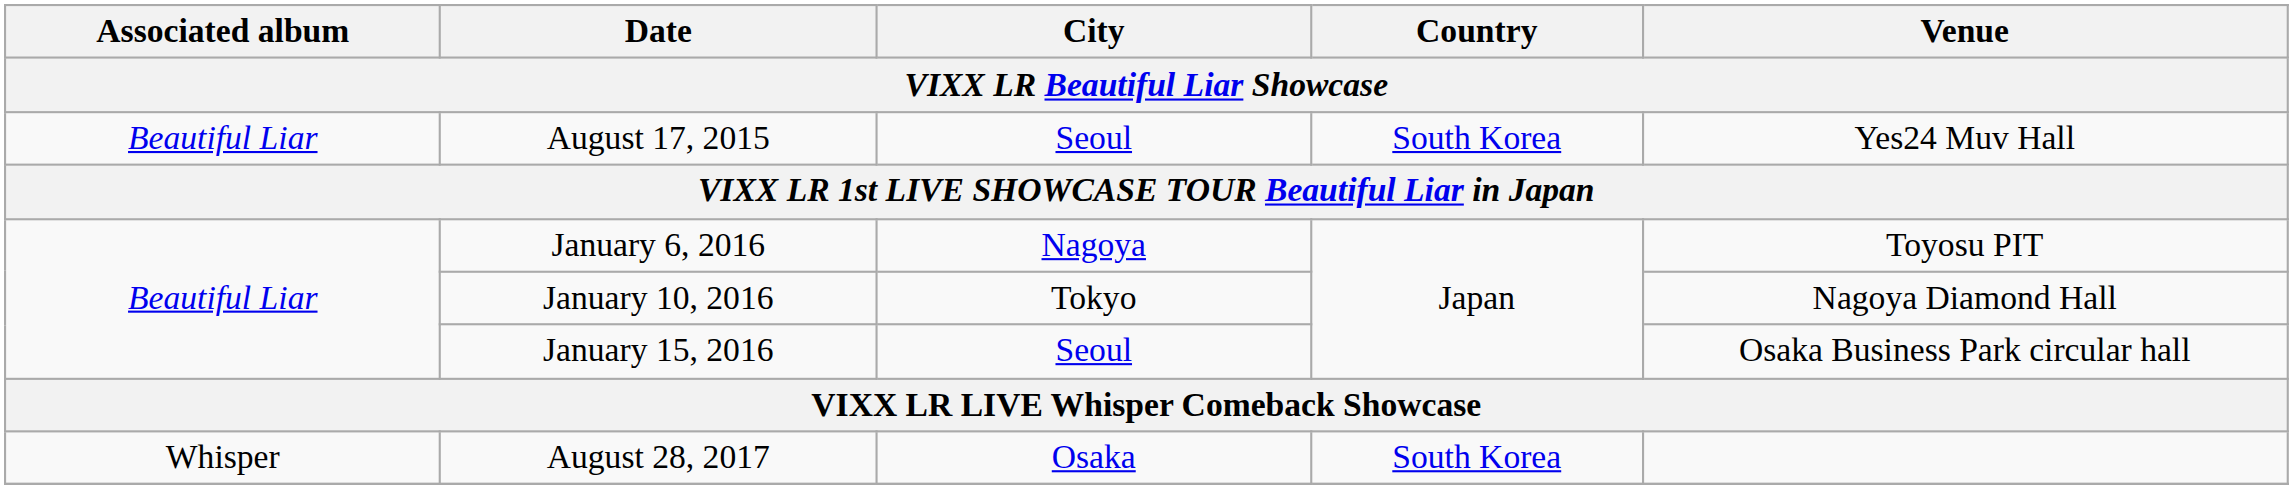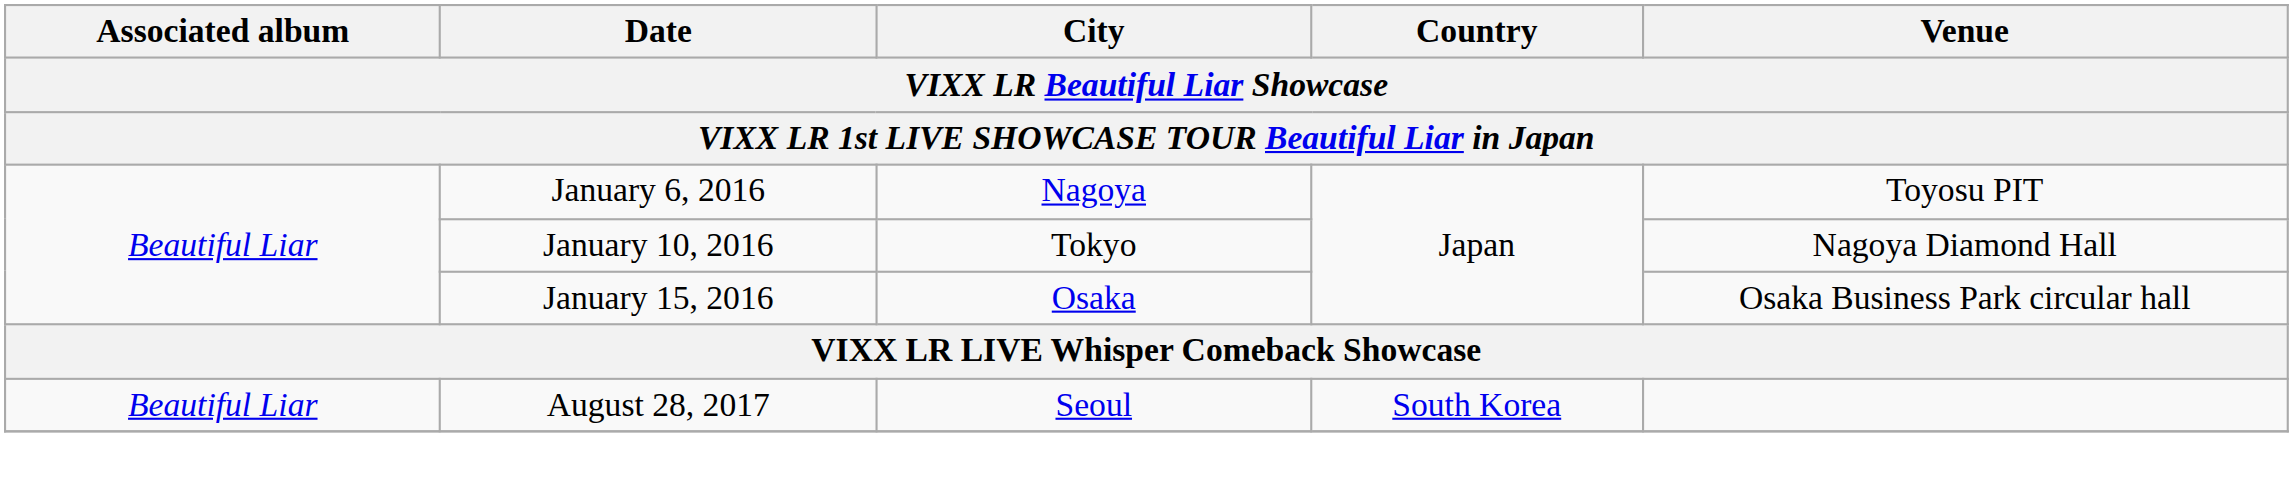- row: (658, 137)
(1094, 350) Seoul -> (1094, 297) Osaka
(223, 457) Whisper -> (223, 404) Beautiful Liar
(1094, 457) Osaka -> (1094, 404) Seoul
